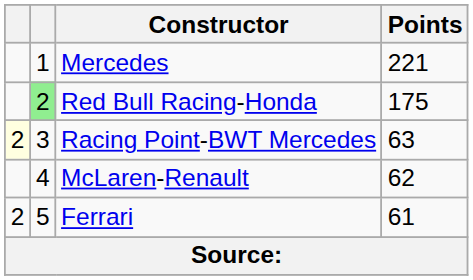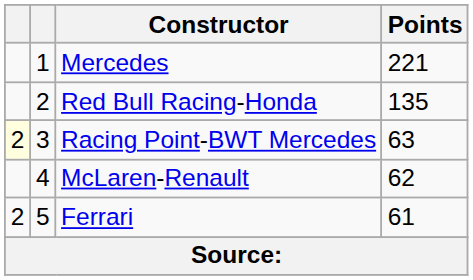(43, 101) lightgreen background -> (43, 101) no background
(408, 101) 175 -> (408, 101) 135
